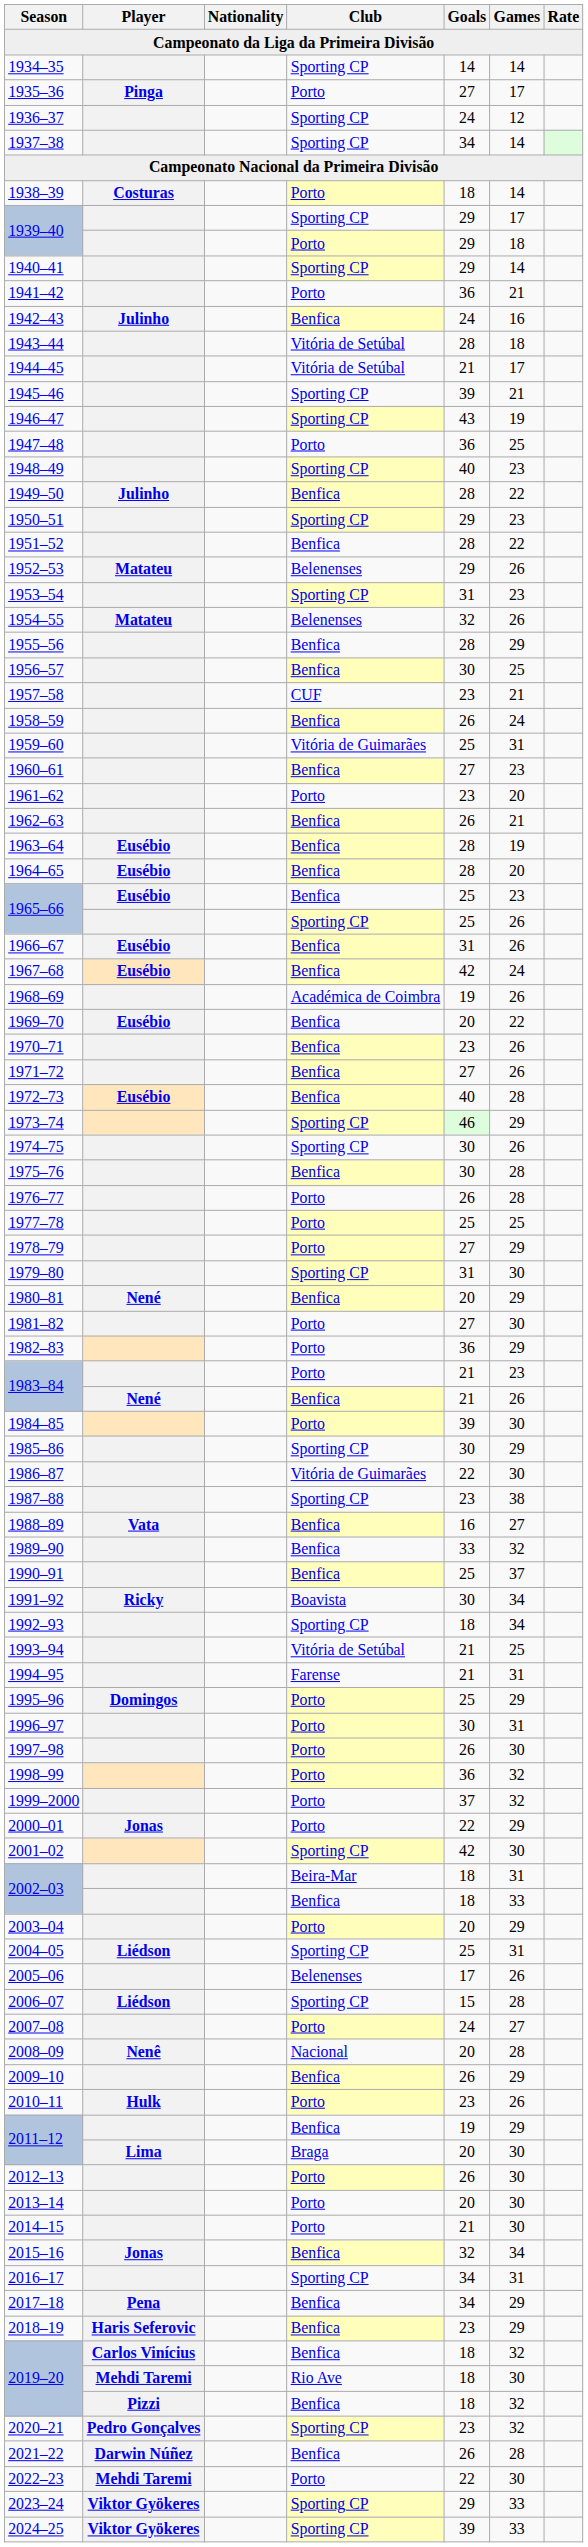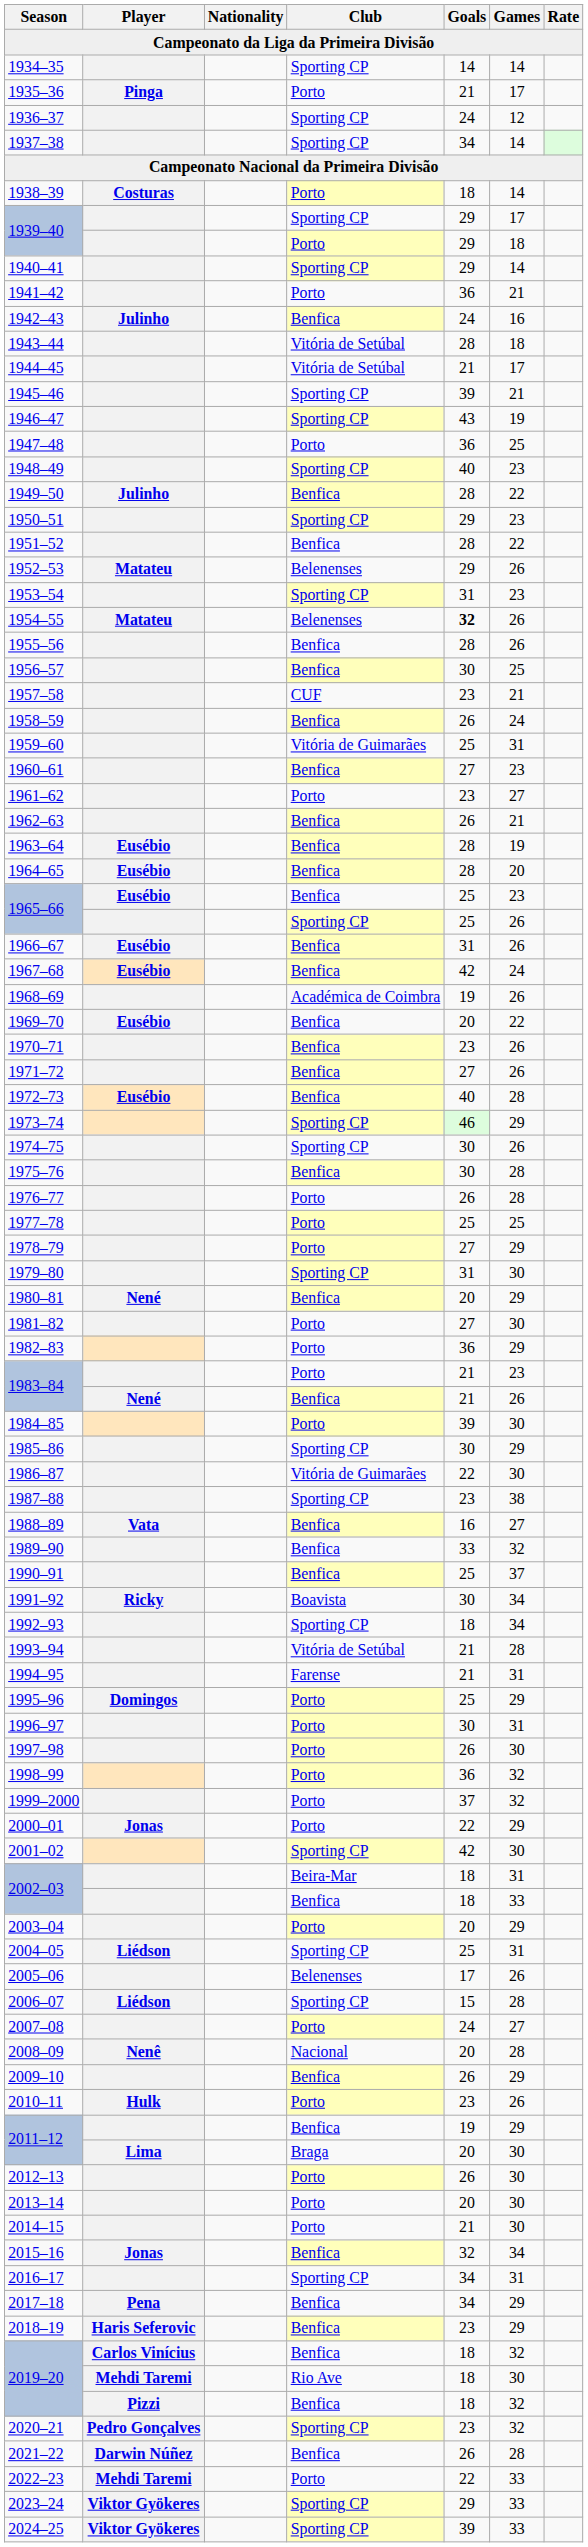(467, 92) 27 -> (467, 92) 21
(467, 619) normal -> (467, 619) bold
(517, 645) 29 -> (517, 645) 26
(517, 795) 20 -> (517, 795) 27
(517, 1649) 25 -> (517, 1649) 28
(517, 2478) 30 -> (517, 2478) 33
